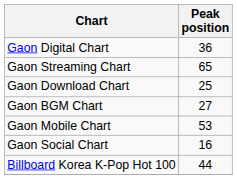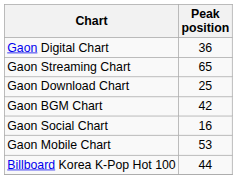(205, 106) 27 -> (205, 106) 42
rows swapped: (59, 125) <-> (58, 145)
